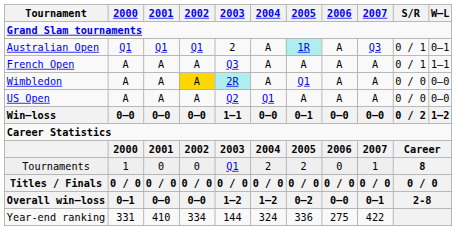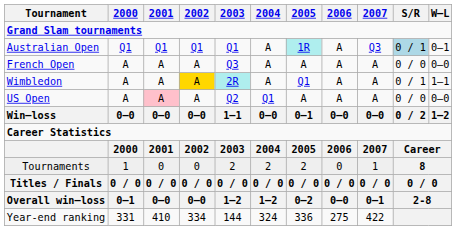(232, 47) 2 -> (232, 47) Q1
(411, 47) no background -> (411, 47) lightblue background
(411, 64) 0 / 1 -> (411, 64) 0 / 0
(440, 64) 1–1 -> (440, 64) 0–0
(411, 81) 0 / 0 -> (411, 81) 0 / 1
(440, 81) 0–0 -> (440, 81) 1–1
(161, 98) no background -> (161, 98) pink background
(232, 166) Q1 -> (232, 166) 2
